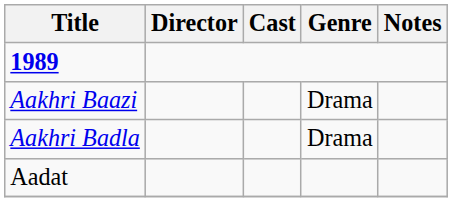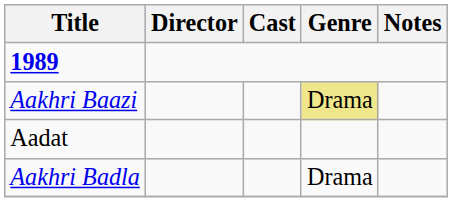(340, 100) no background -> (340, 100) khaki background
rows swapped: (75, 138) <-> (39, 176)
